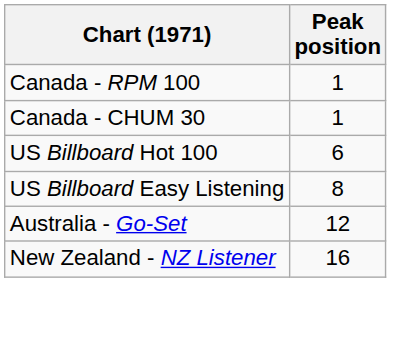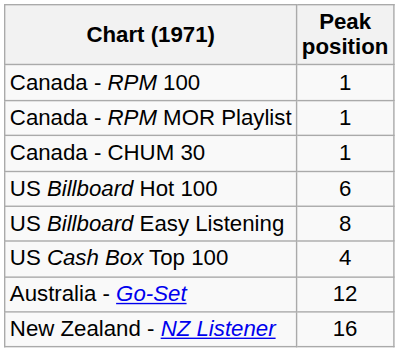+ row: (151, 117)
+ row: (119, 258)
